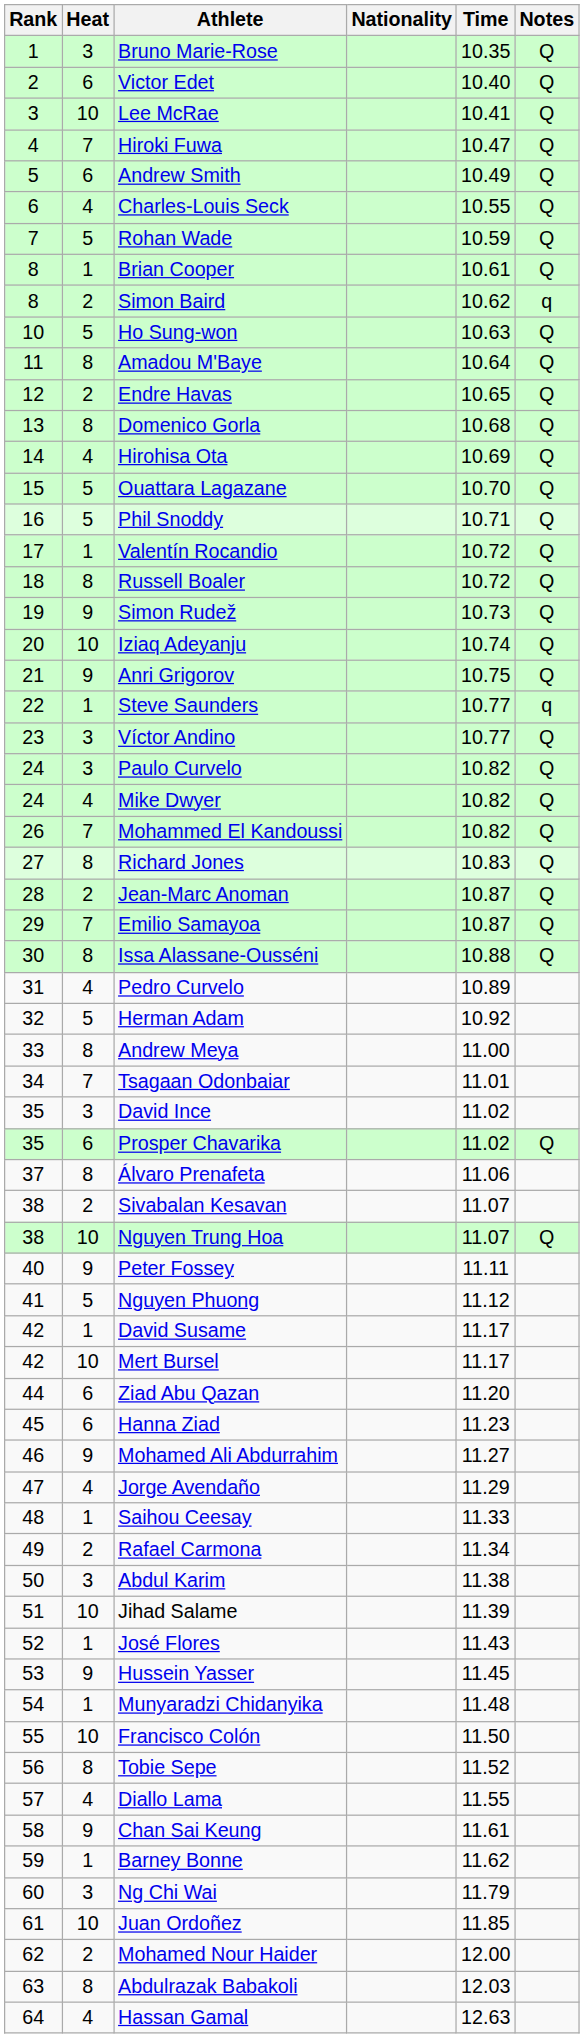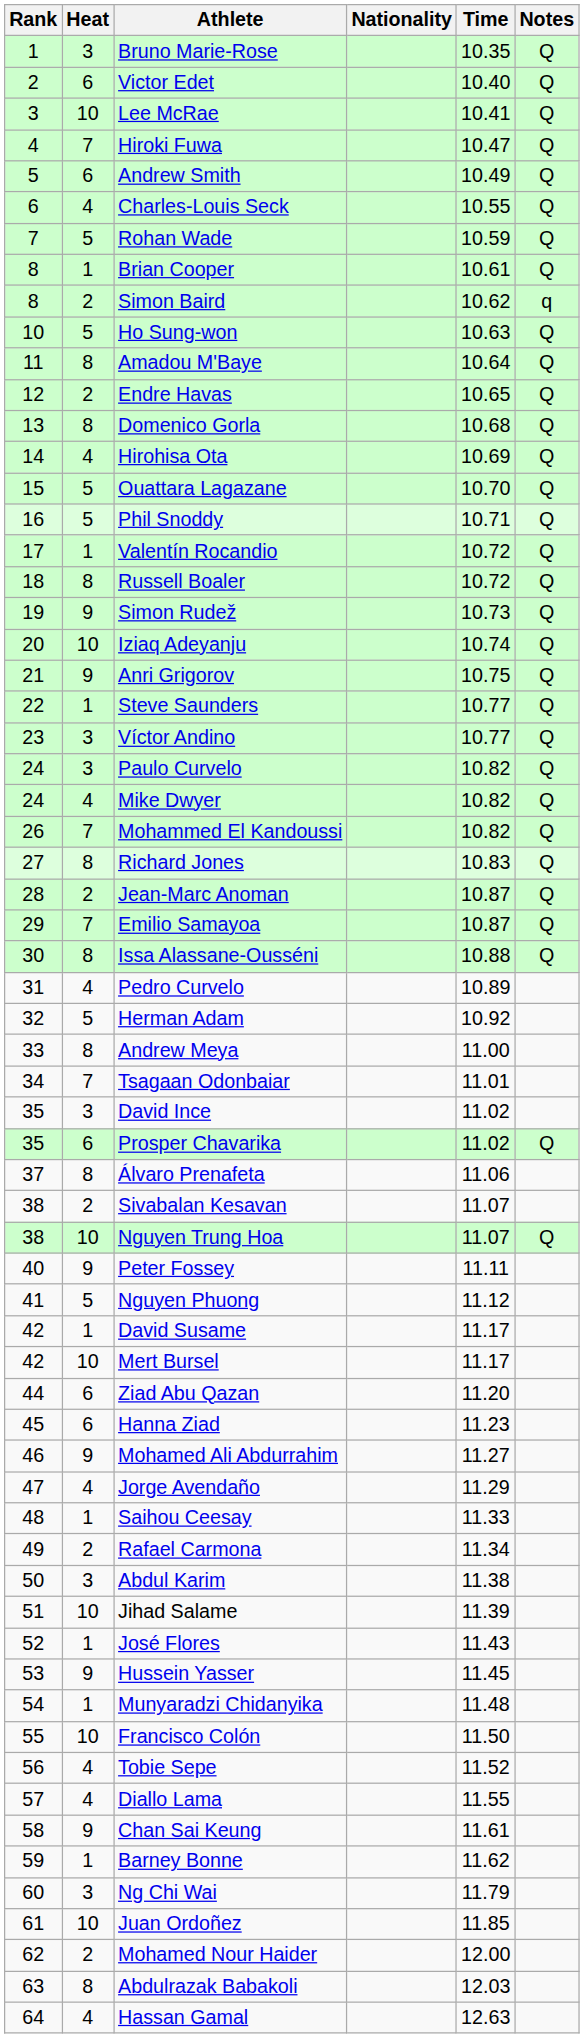(547, 706) q -> (547, 706) Q
(88, 1767) 8 -> (88, 1767) 4
